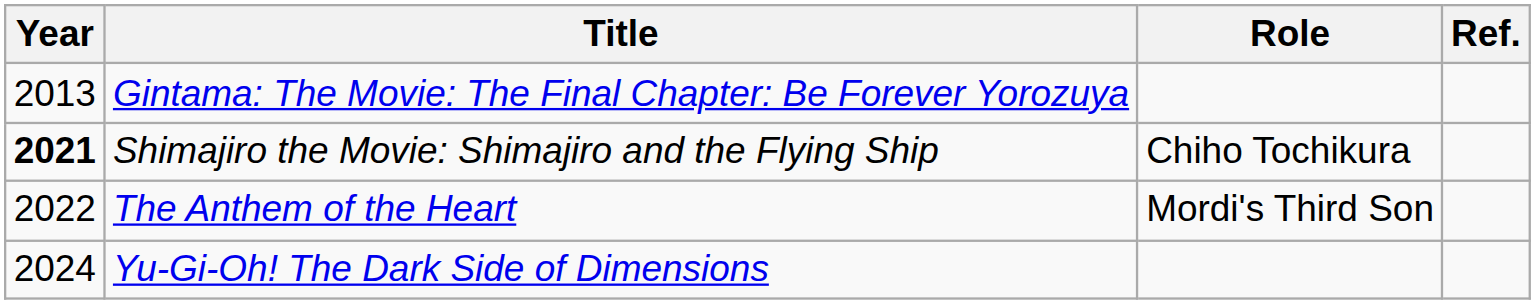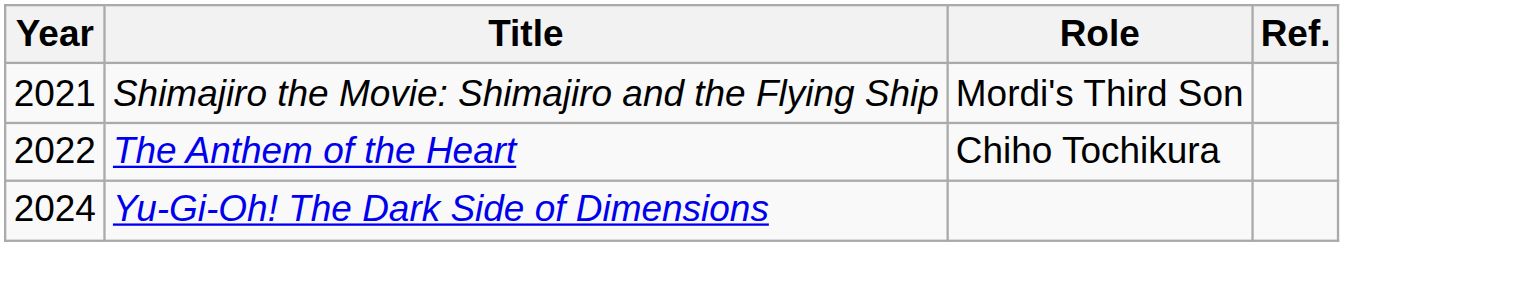- row: (621, 92)
(55, 151) bold -> (55, 92) normal
(1278, 151) Chiho Tochikura -> (1100, 92) Mordi's Third Son
(1290, 209) Mordi's Third Son -> (1088, 151) Chiho Tochikura
